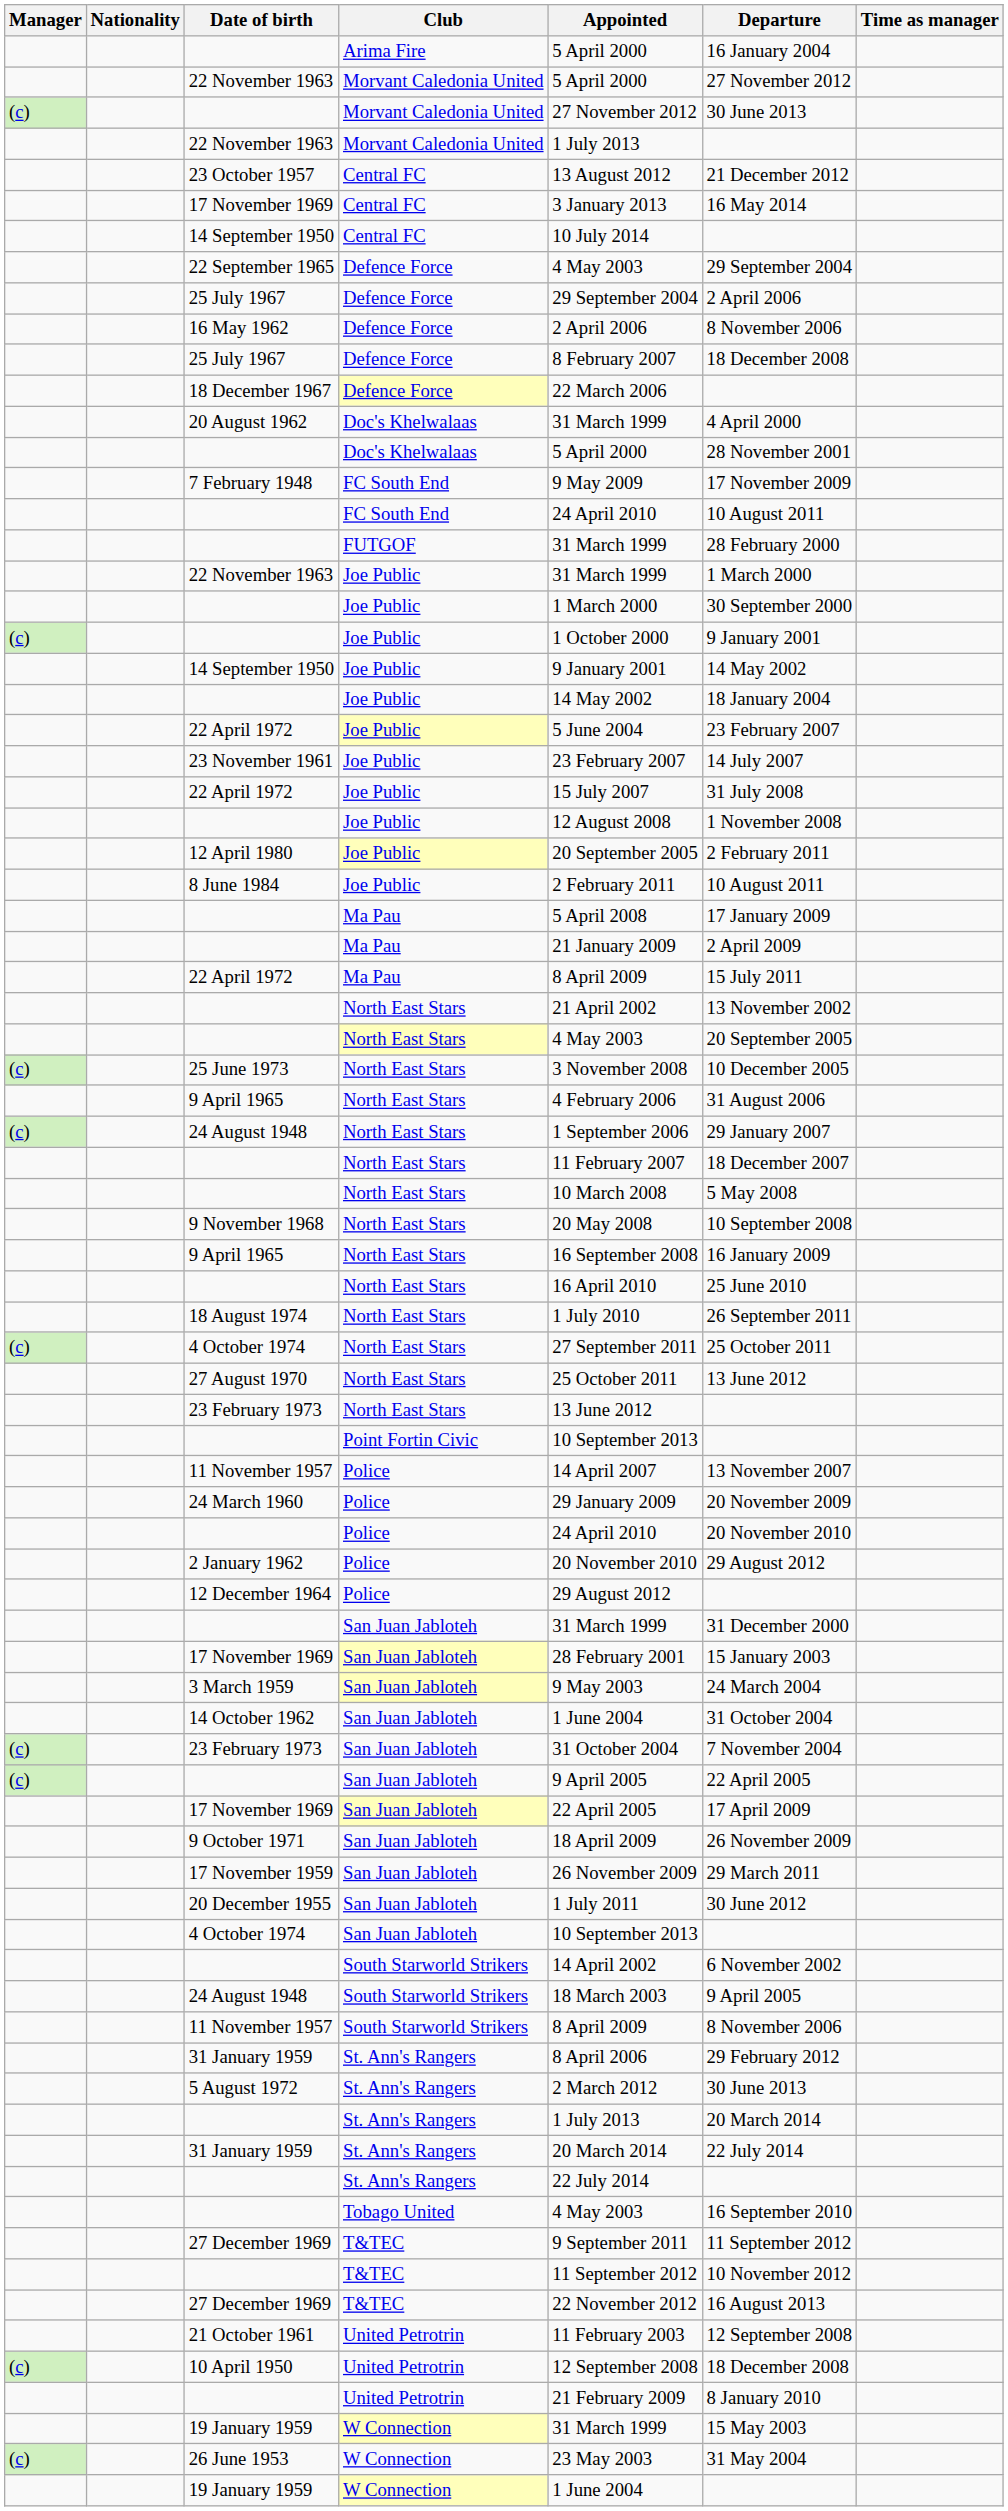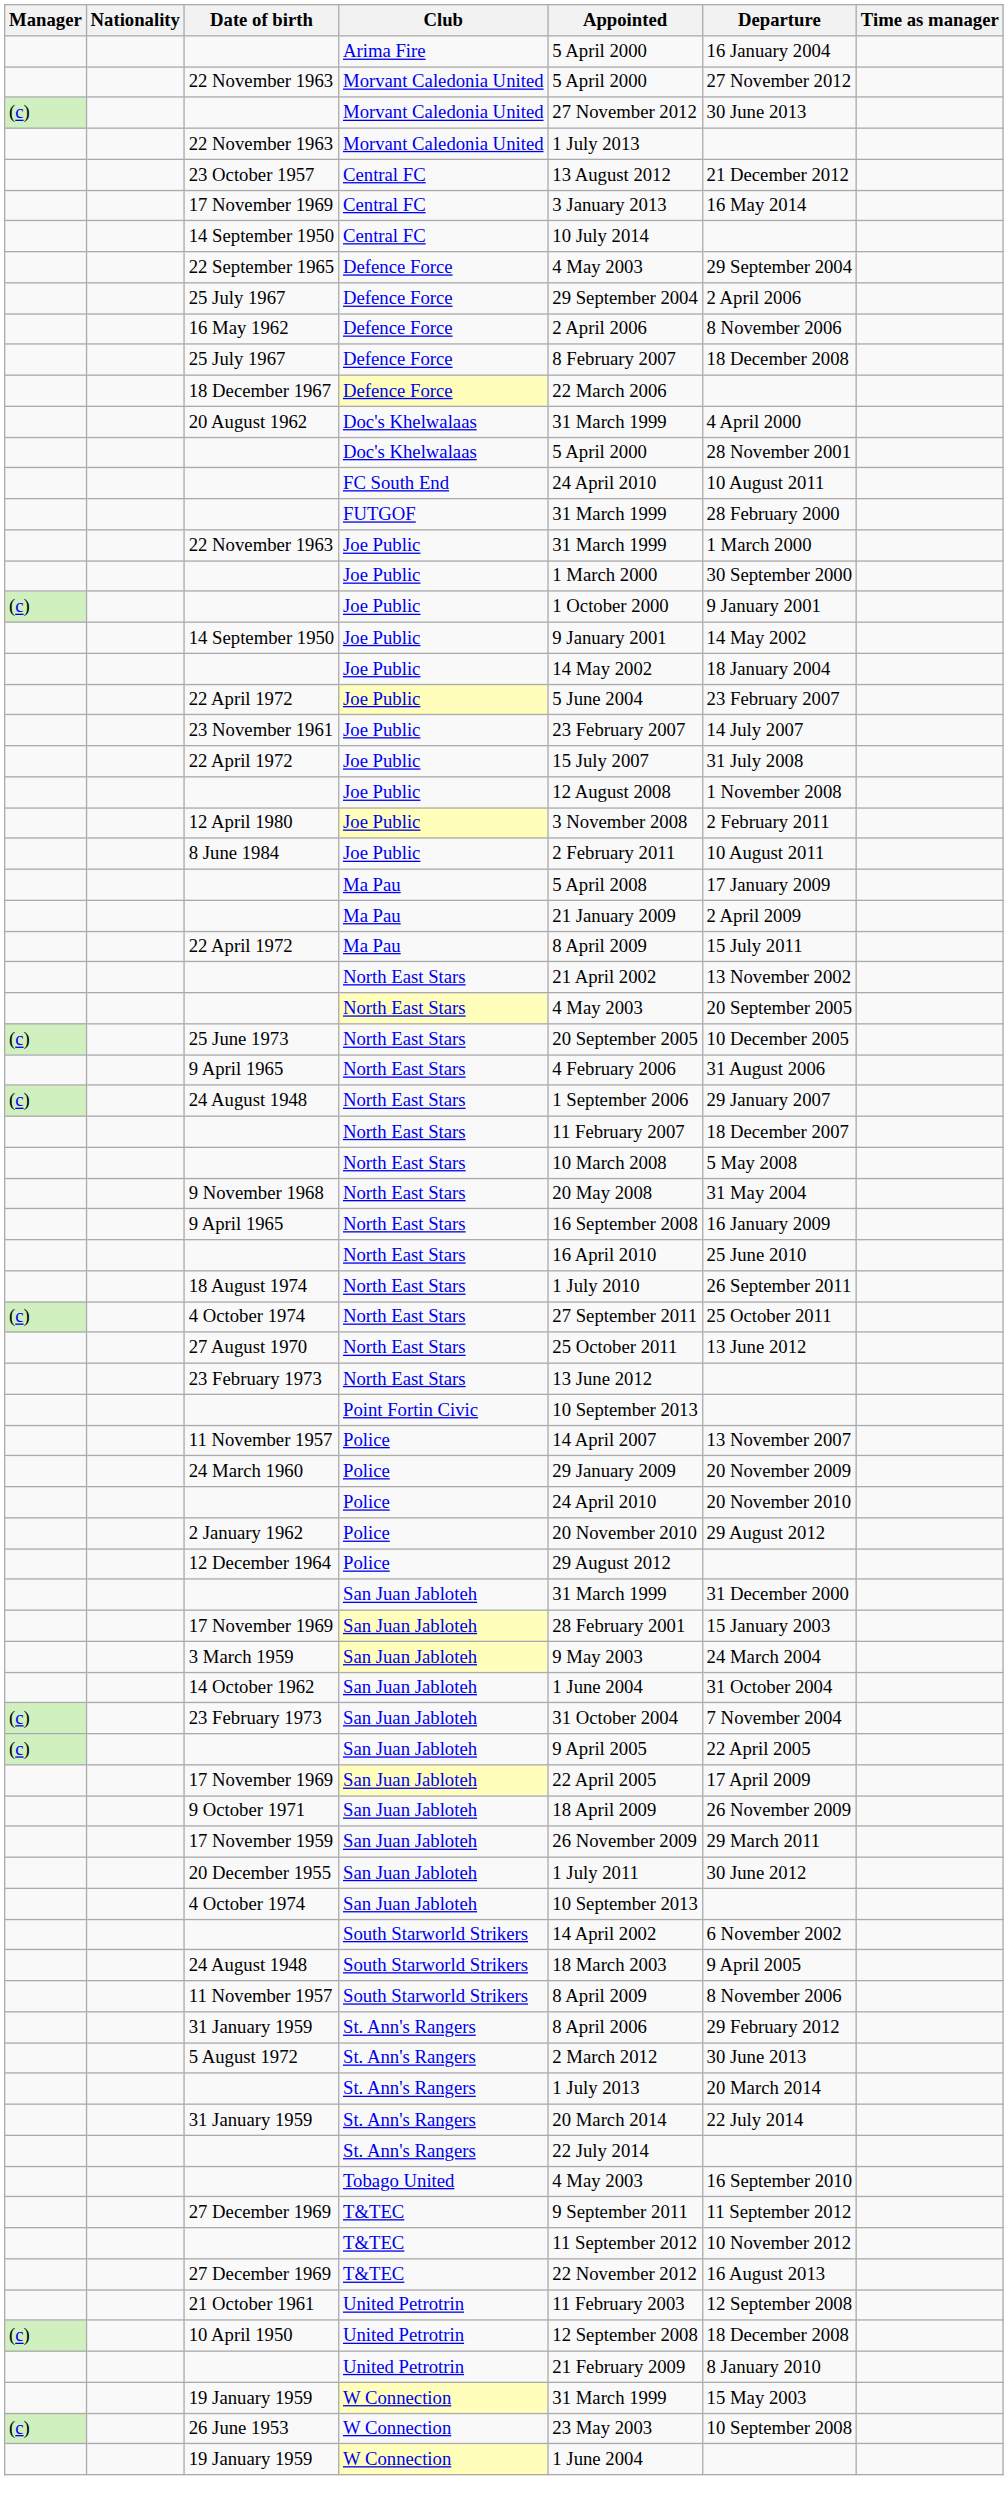- row: (251, 483)
(625, 853) 20 September 2005 -> (620, 823) 3 November 2008
(620, 1070) 3 November 2008 -> (625, 1039) 20 September 2005
(779, 1224) 10 September 2008 -> (756, 1193) 31 May 2004
(756, 2459) 31 May 2004 -> (779, 2428) 10 September 2008
